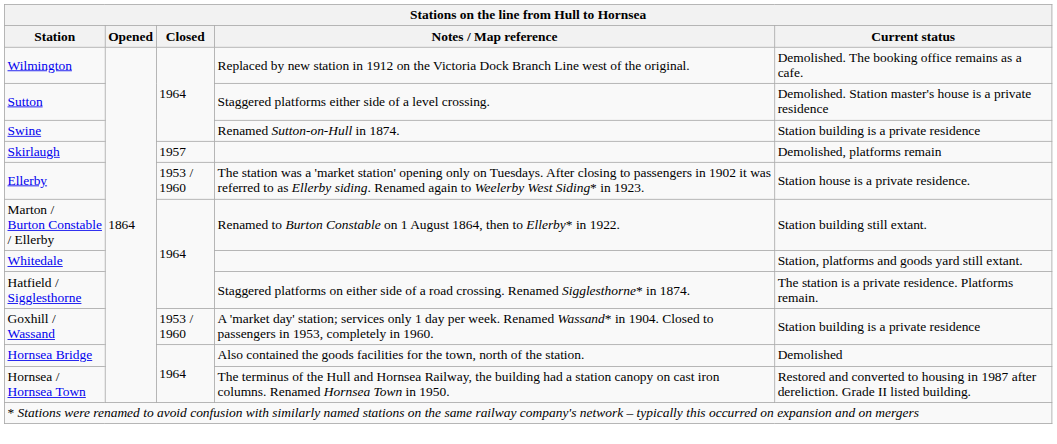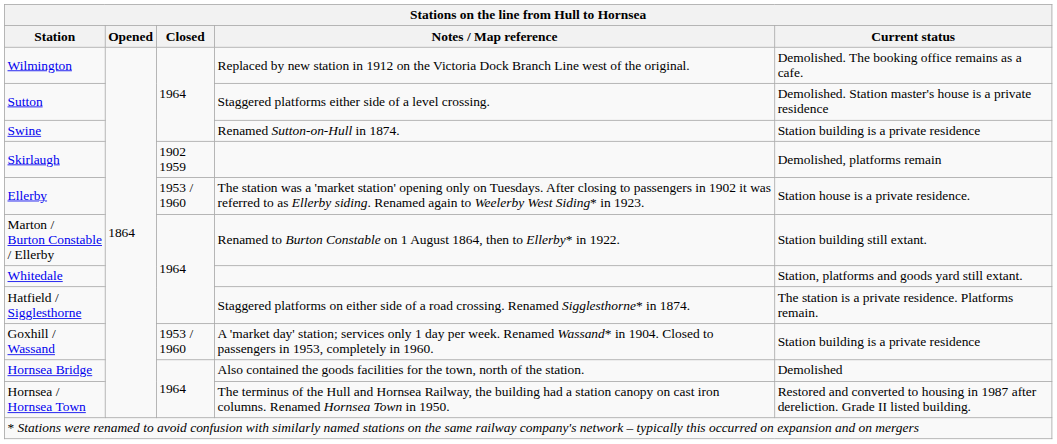(173, 151) 1957 -> (173, 159) 1902 1959
